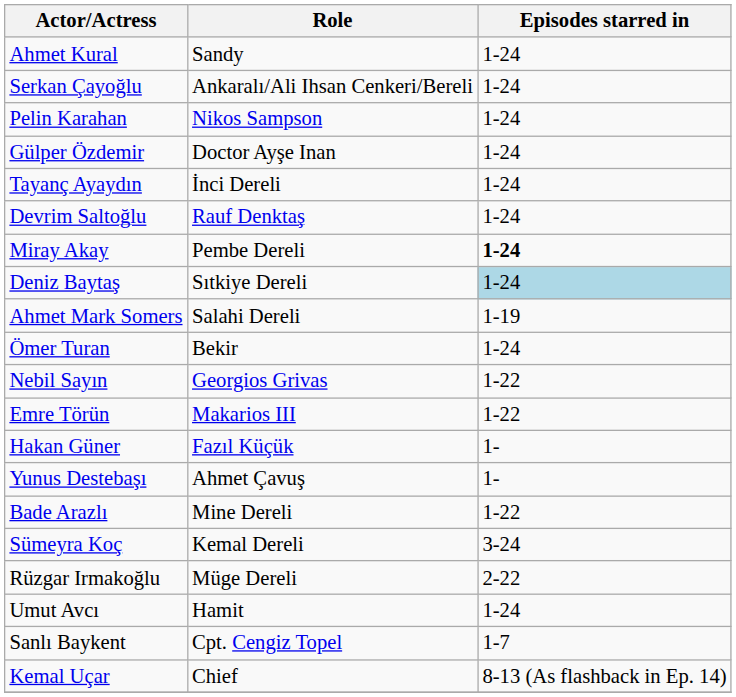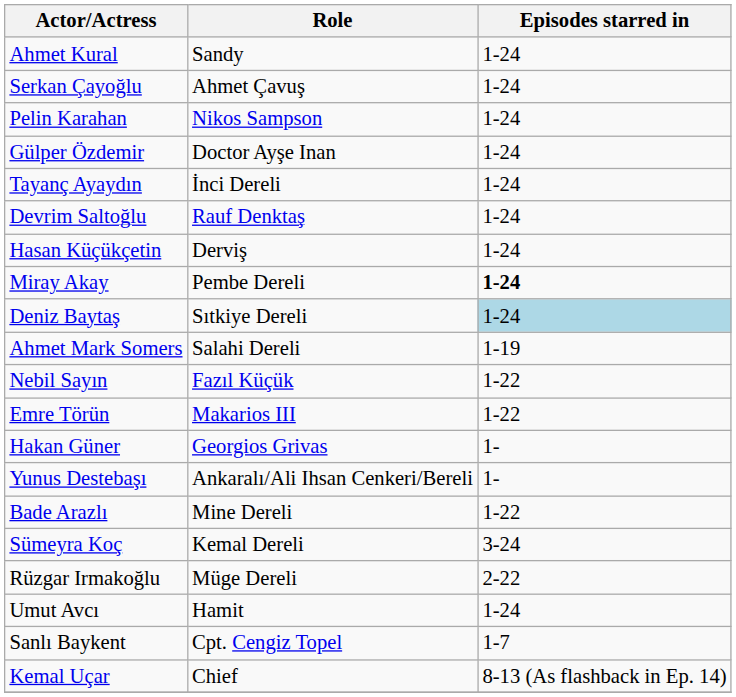(332, 86) Ankaralı/Ali Ihsan Cenkeri/Bereli -> (249, 86) Ahmet Çavuş
+ row: (85, 250)
- row: (60, 348)
(260, 380) Georgios Grivas -> (243, 380) Fazıl Küçük
(243, 446) Fazıl Küçük -> (260, 446) Georgios Grivas
(249, 479) Ahmet Çavuş -> (332, 479) Ankaralı/Ali Ihsan Cenkeri/Bereli
